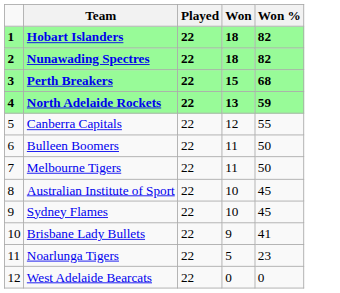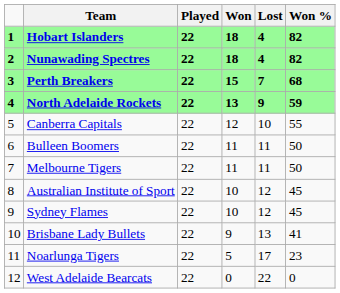+ column: (270, 15)
